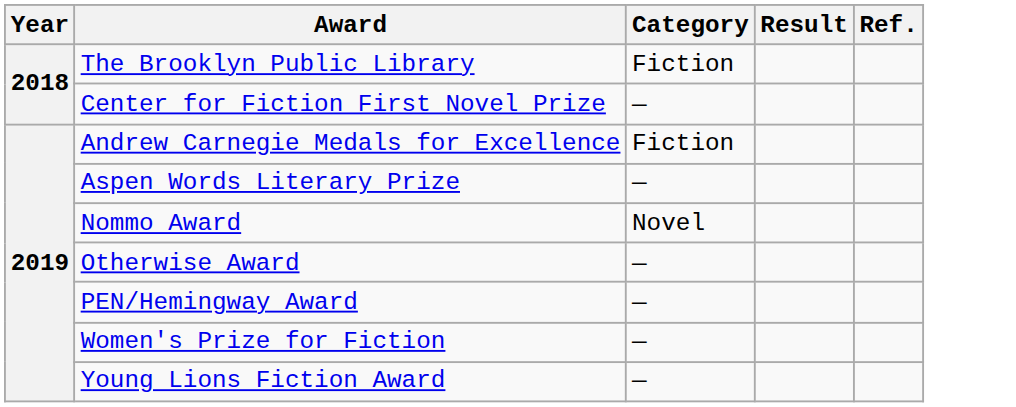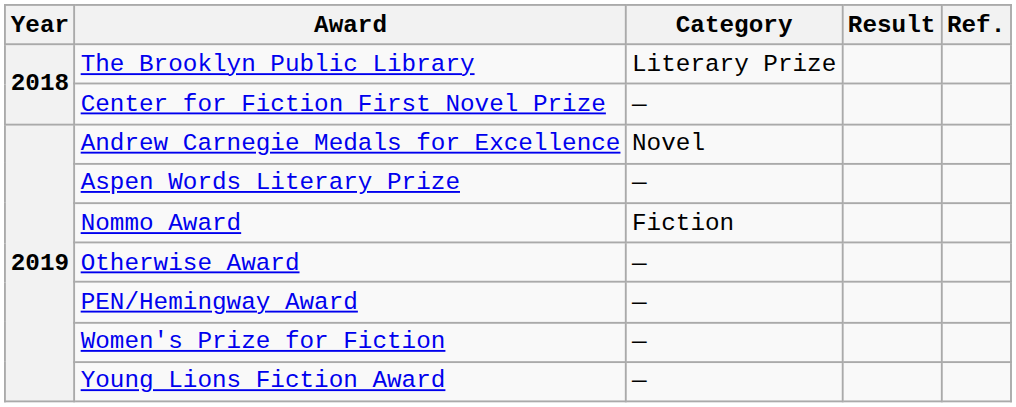(683, 64) Fiction -> (734, 64) Literary Prize
(683, 144) Fiction -> (669, 144) Novel
(669, 223) Novel -> (683, 223) Fiction
